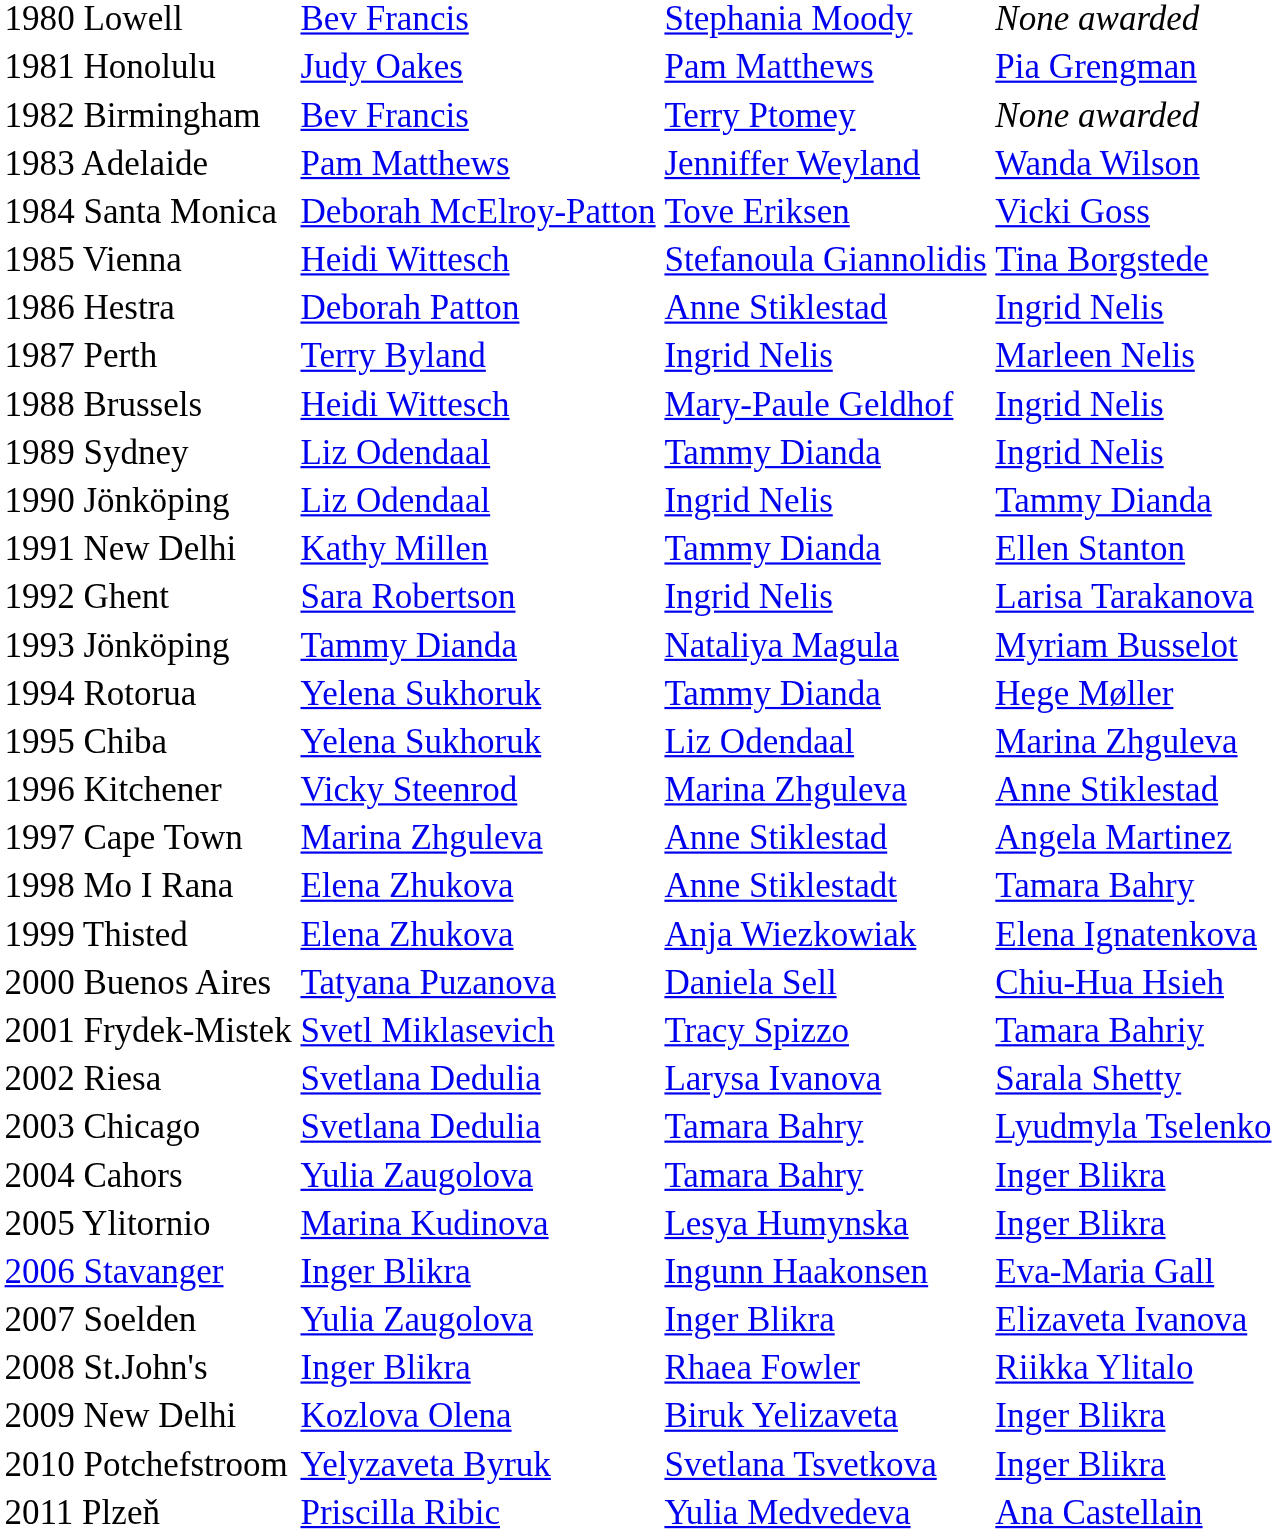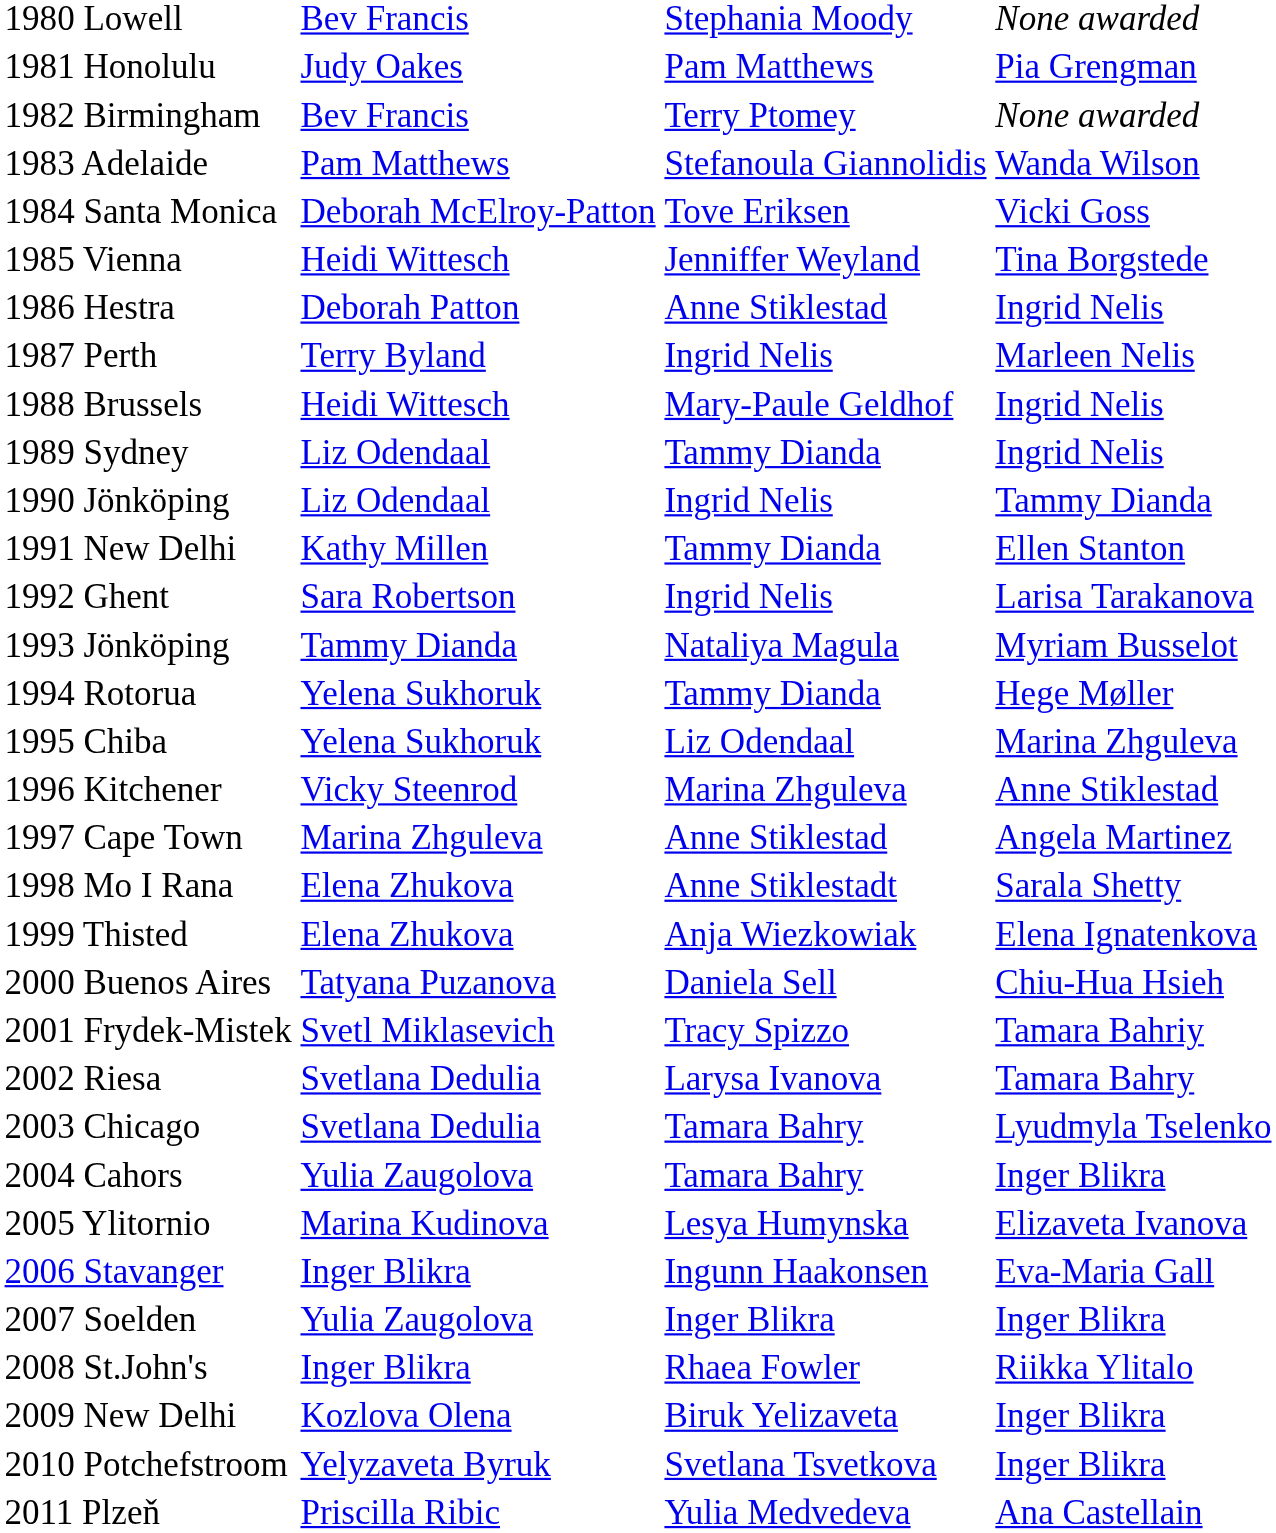(792, 163) Jenniffer Weyland -> (825, 163) Stefanoula Giannolidis
(825, 259) Stefanoula Giannolidis -> (792, 259) Jenniffer Weyland
(1095, 885) Tamara Bahry -> (1088, 885) Sarala Shetty
(1088, 1078) Sarala Shetty -> (1095, 1078) Tamara Bahry
(1080, 1223) Inger Blikra -> (1121, 1223) Elizaveta Ivanova
(1121, 1319) Elizaveta Ivanova -> (1080, 1319) Inger Blikra
